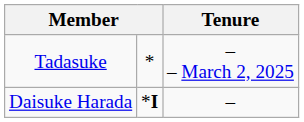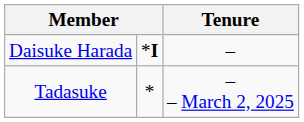rows swapped: (71, 102) <-> (71, 60)
